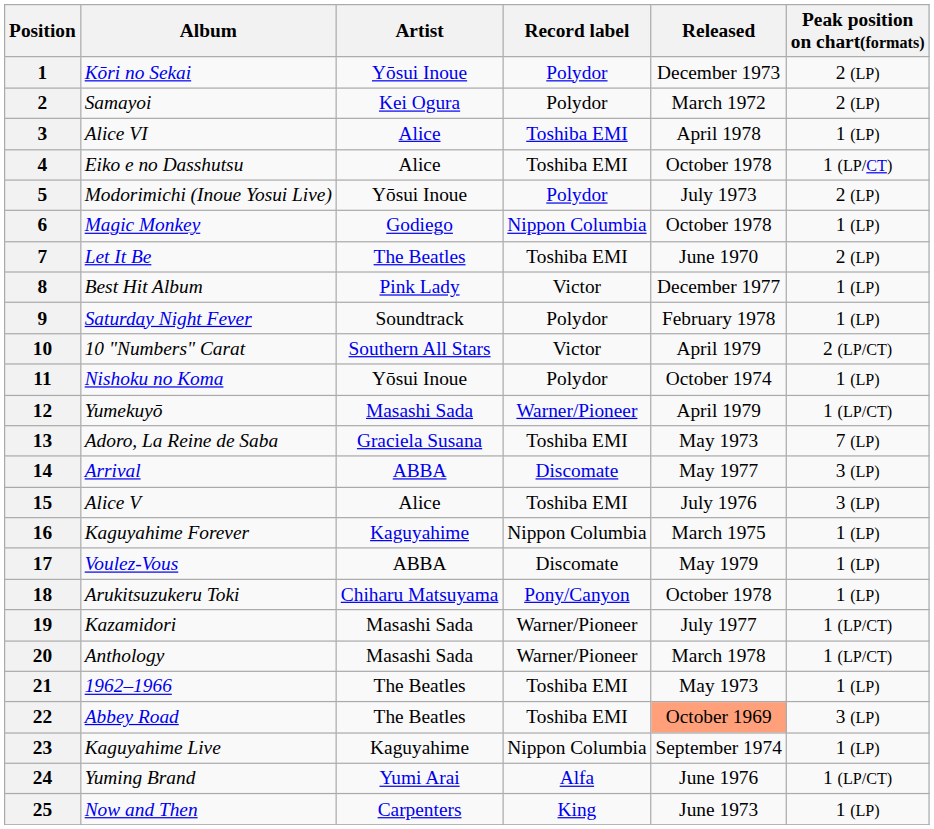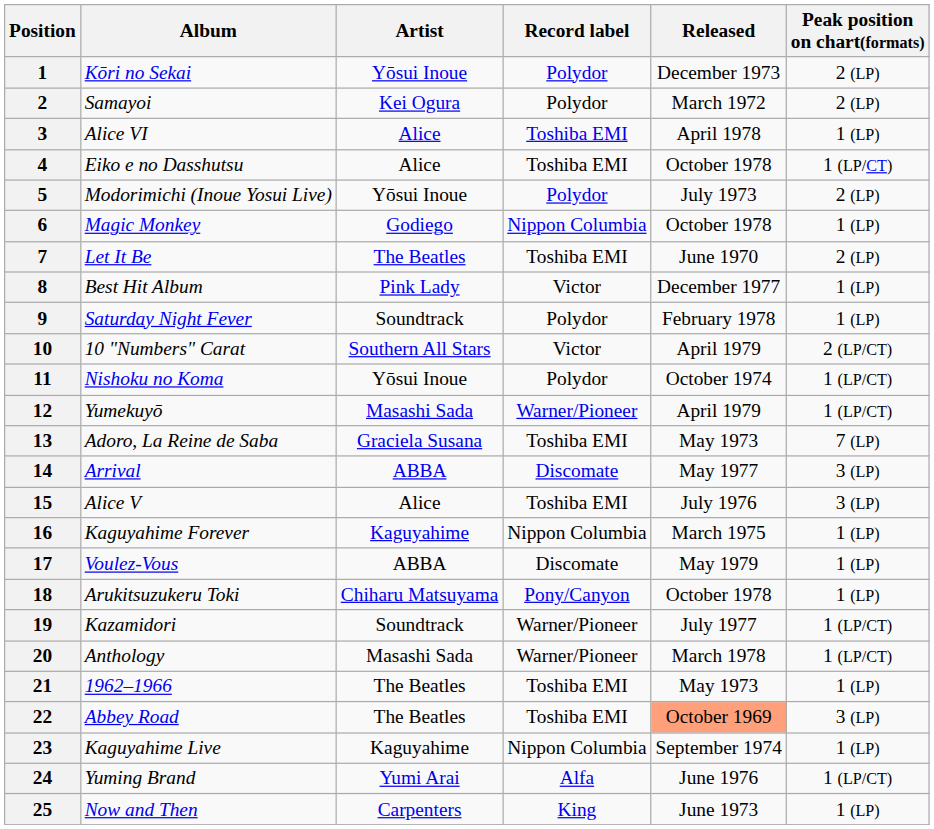(858, 379) 1 (LP) -> (858, 379) 1 (LP/CT)
(420, 625) Masashi Sada -> (420, 625) Soundtrack
